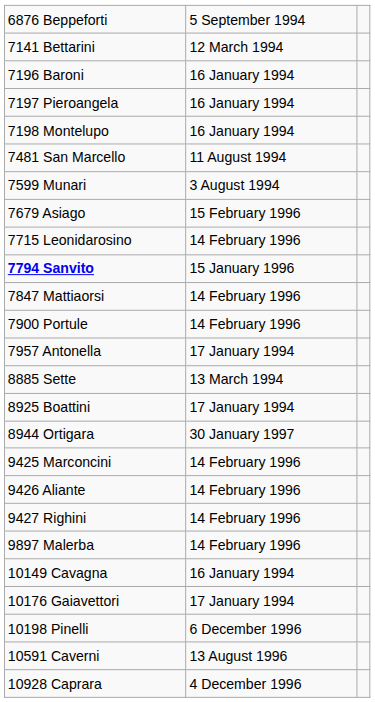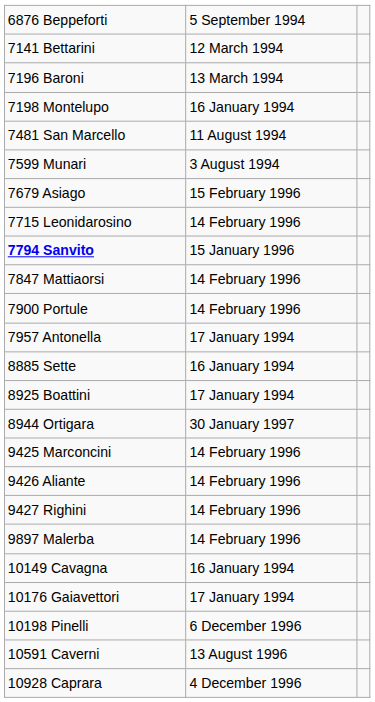(242, 75) 16 January 1994 -> (236, 78) 13 March 1994
- row: (63, 102)
(236, 379) 13 March 1994 -> (242, 366) 16 January 1994
